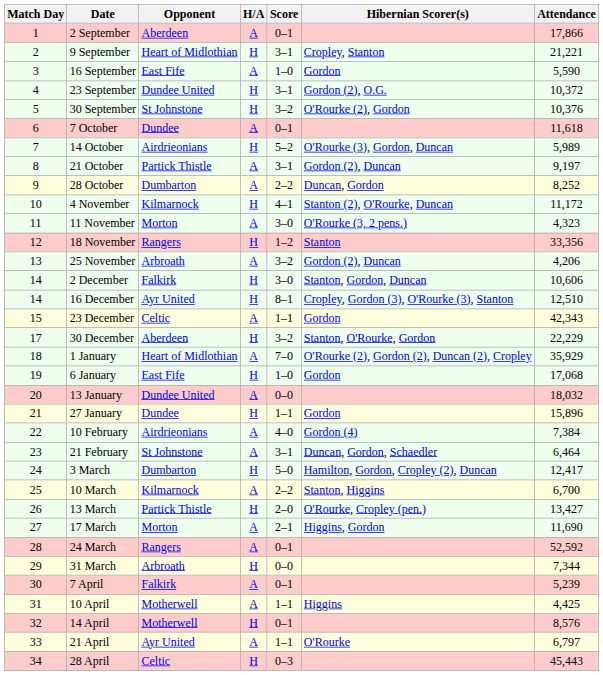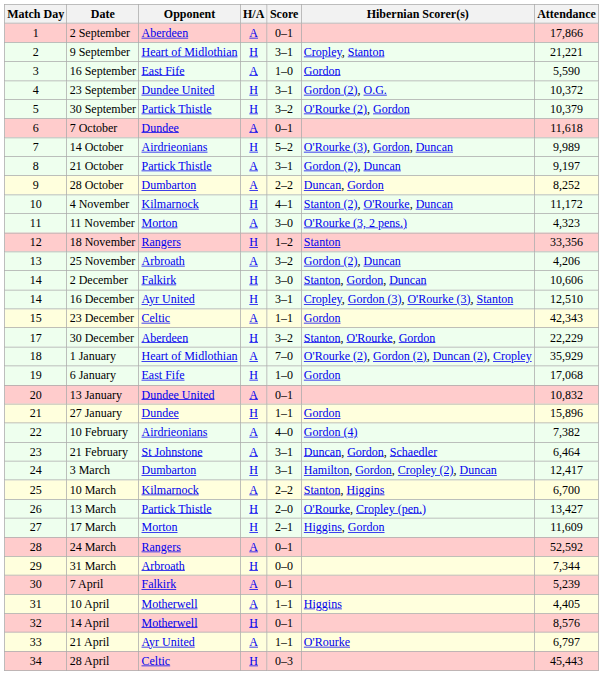(172, 109) St Johnstone -> (177, 109) Partick Thistle
(567, 109) 10,376 -> (567, 109) 10,379
(567, 147) 5,989 -> (567, 147) 9,989
(284, 299) 8–1 -> (284, 299) 3–1
(284, 394) 0–0 -> (284, 394) 0–1
(567, 394) 18,032 -> (567, 394) 10,832
(567, 432) 7,384 -> (567, 432) 7,382
(284, 470) 5–0 -> (284, 470) 3–1
(254, 527) A -> (254, 527) H
(567, 527) 11,690 -> (567, 527) 11,609
(567, 603) 4,425 -> (567, 603) 4,405
